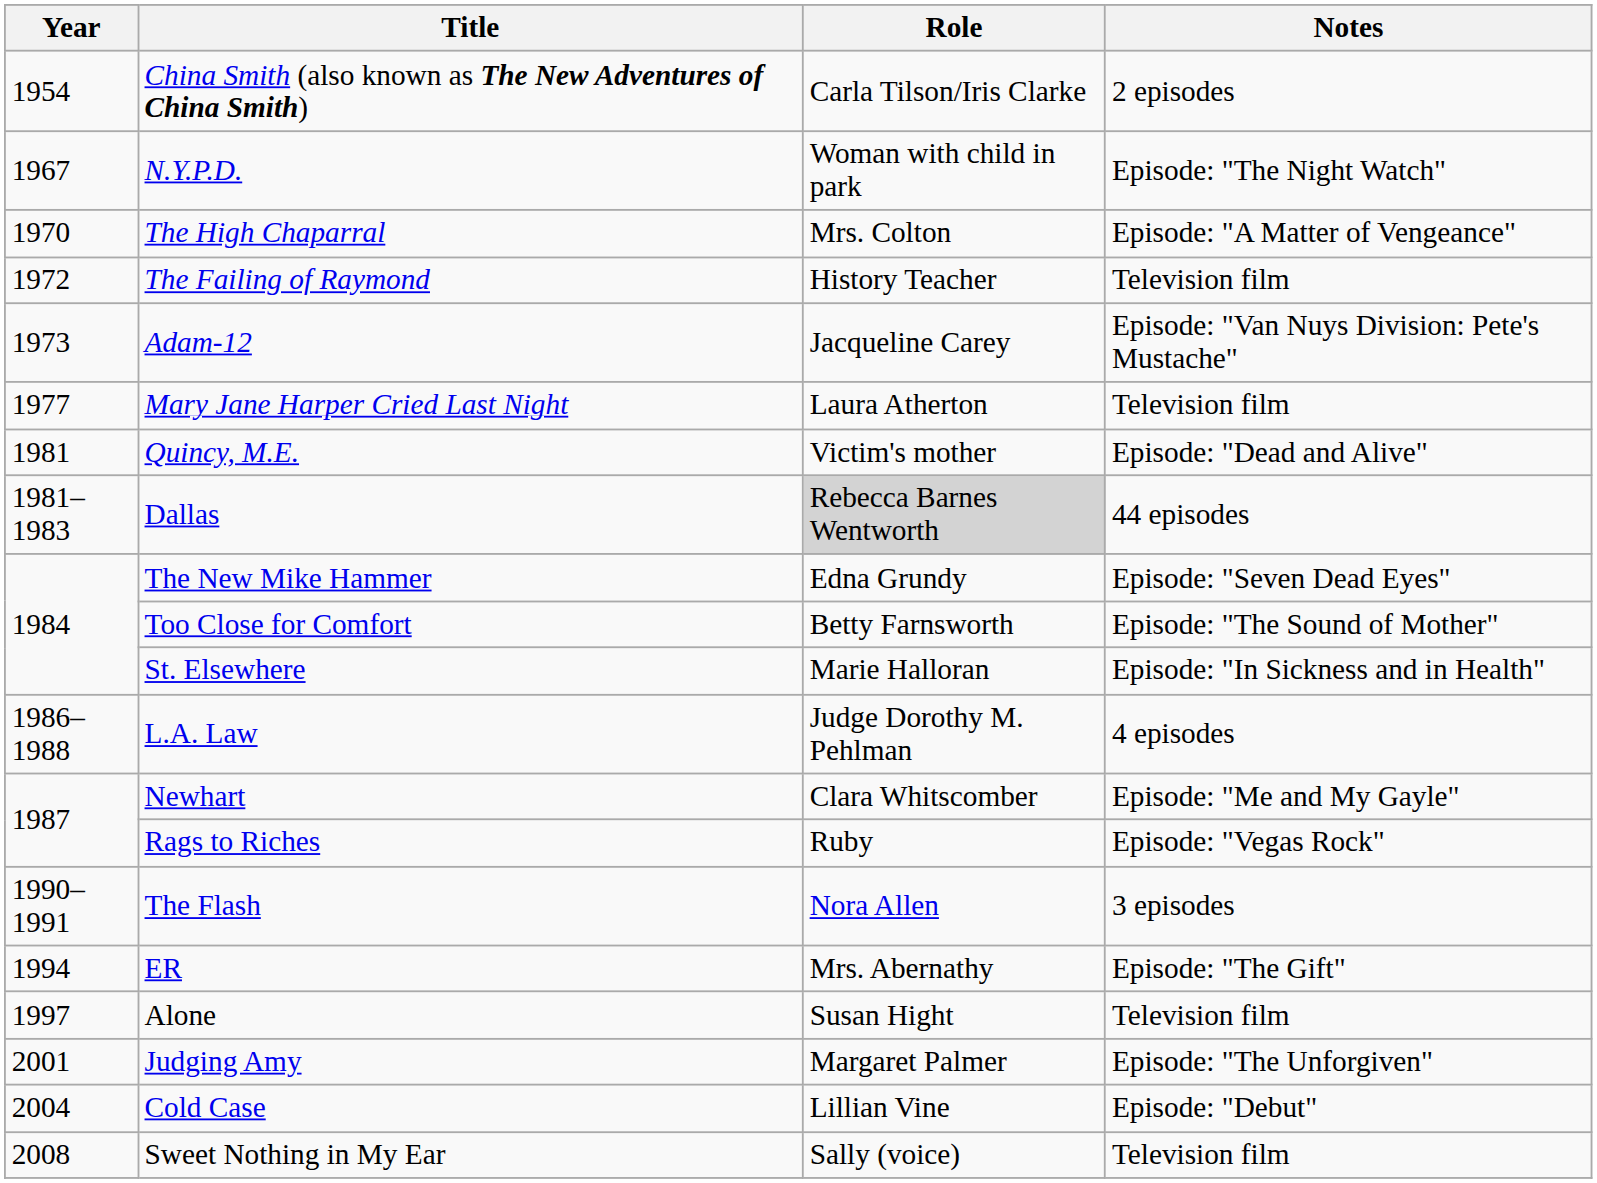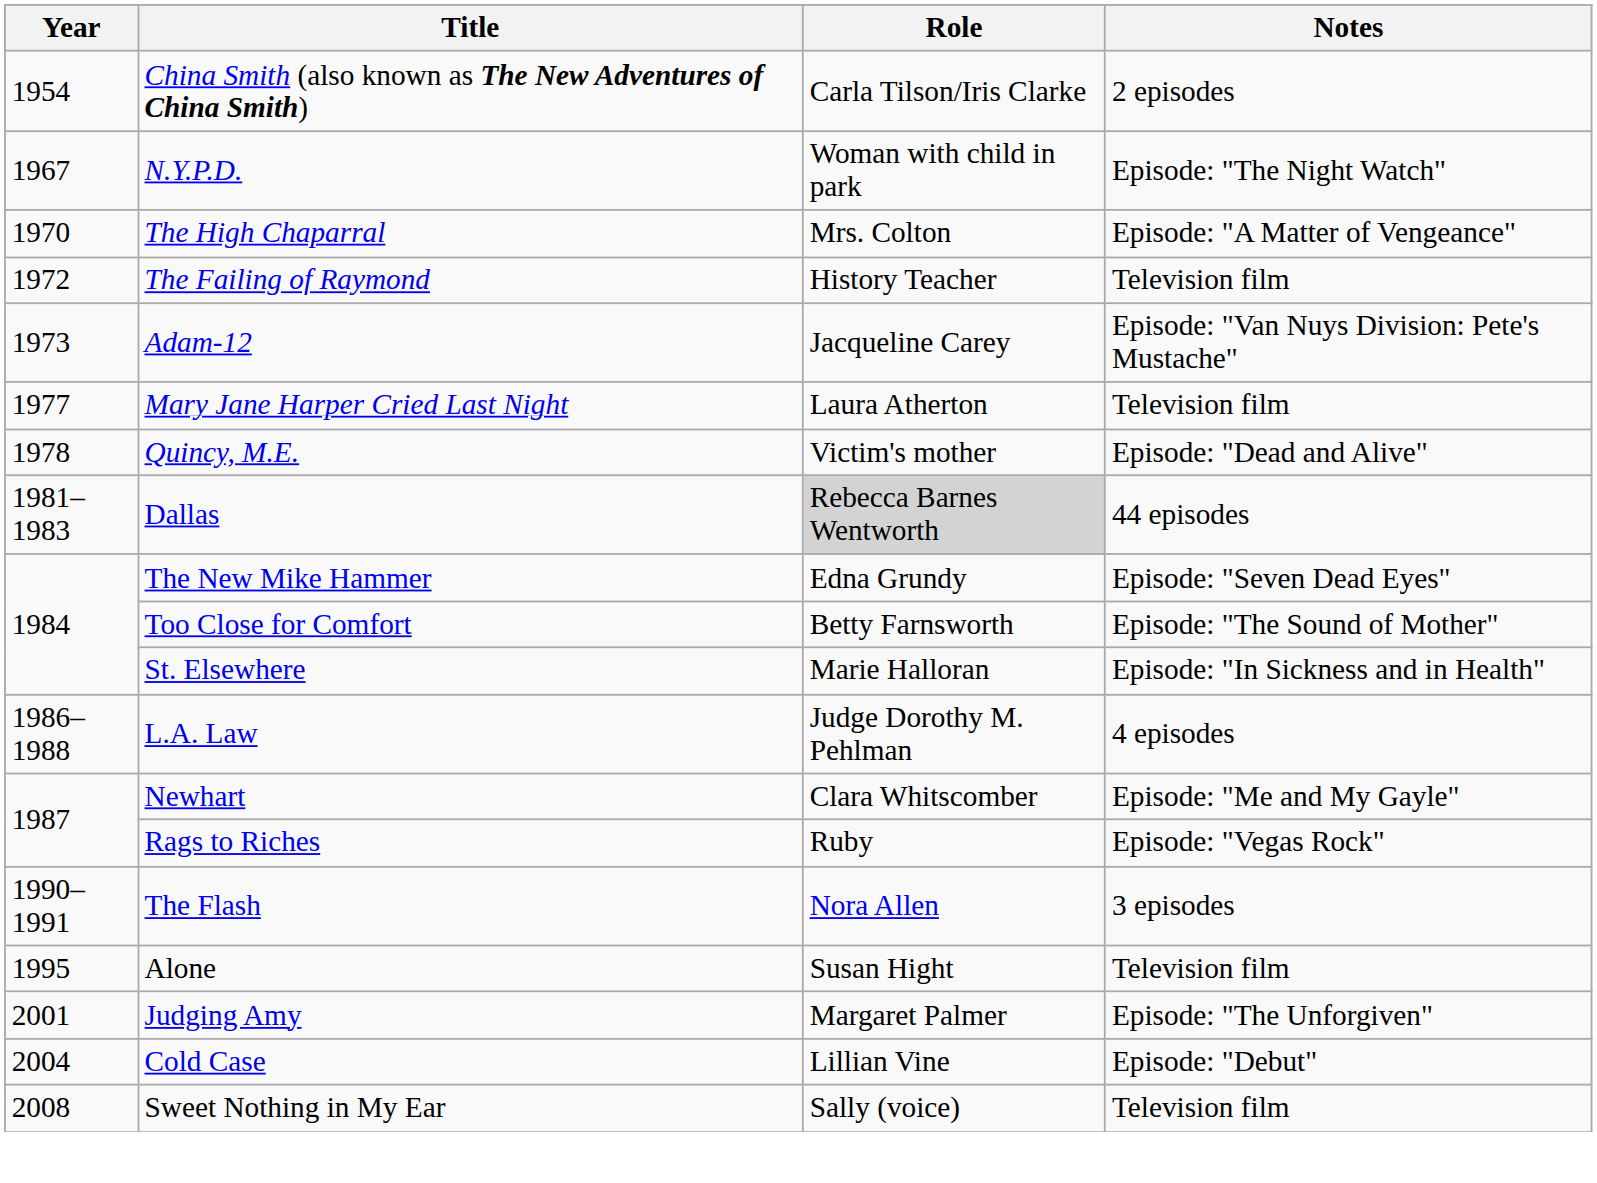(41, 451) 1981 -> (41, 451) 1978
- row: (163, 968)
(41, 1014) 1997 -> (41, 968) 1995
